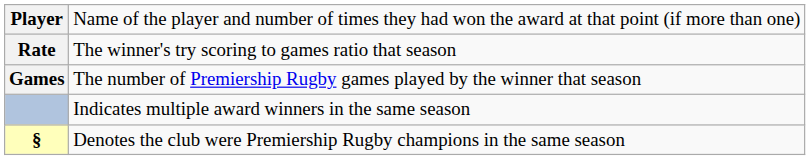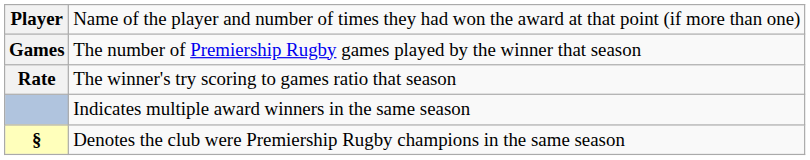rows swapped: (37, 79) <-> (37, 49)
